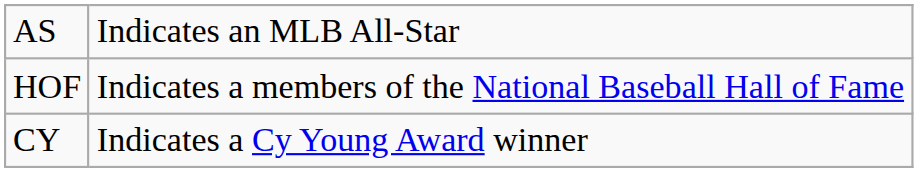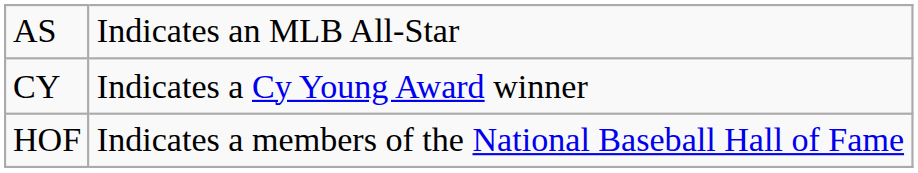rows swapped: (37, 139) <-> (47, 85)
